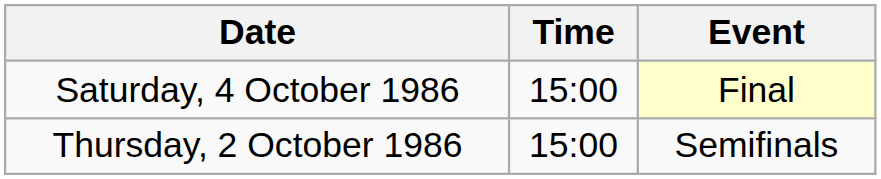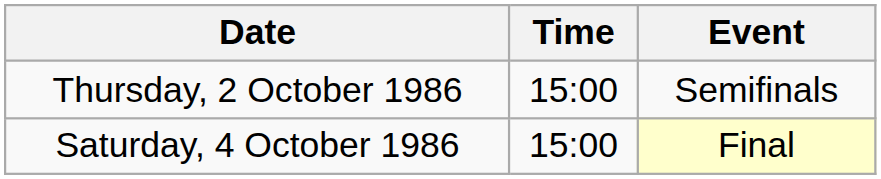rows swapped: (257, 145) <-> (257, 88)
